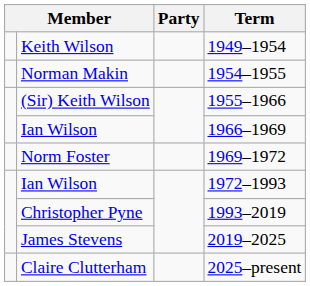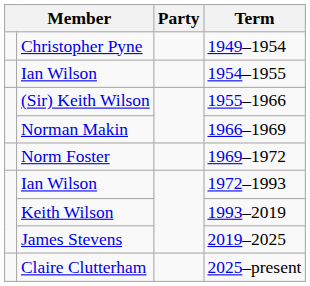(67, 45) Keith Wilson -> (82, 45) Christopher Pyne
(74, 73) Norman Makin -> (59, 73) Ian Wilson
(59, 128) Ian Wilson -> (74, 128) Norman Makin
(82, 211) Christopher Pyne -> (67, 211) Keith Wilson
